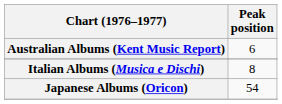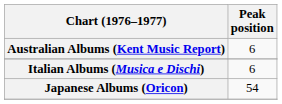(252, 68) 8 -> (252, 68) 6
